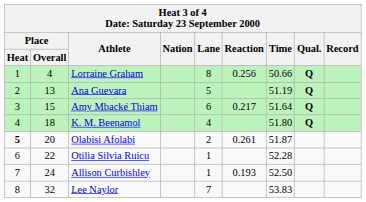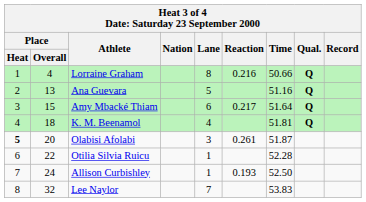(244, 73) 0.256 -> (244, 73) 0.216
(280, 90) 51.19 -> (280, 90) 51.16
(280, 123) 51.80 -> (280, 123) 51.81
(209, 139) 2 -> (209, 139) 3
